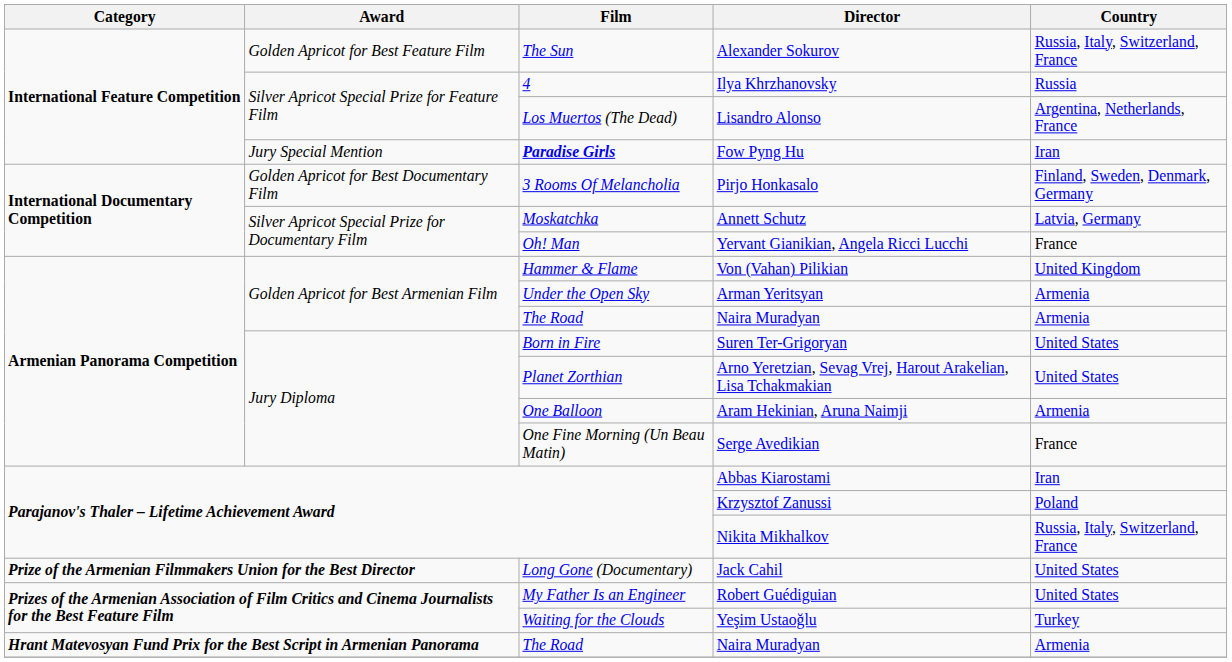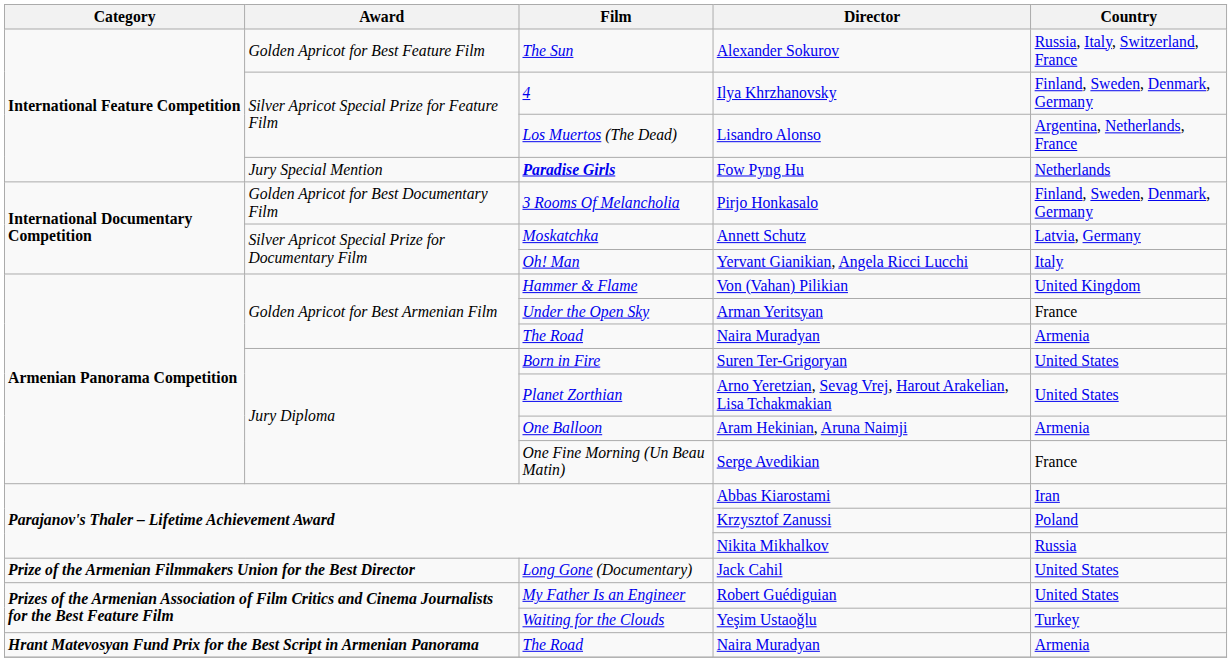(1056, 84) Russia -> (1122, 93) Finland, Sweden, Denmark, Germany
(1047, 151) Iran -> (1073, 169) Netherlands
(1056, 243) France -> (1049, 261) Italy
(1062, 293) Armenia -> (1056, 311) France
(1117, 536) Russia, Italy, Switzerland, France -> (1056, 545) Russia
